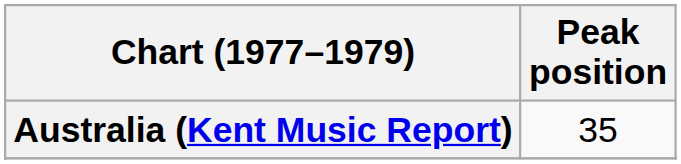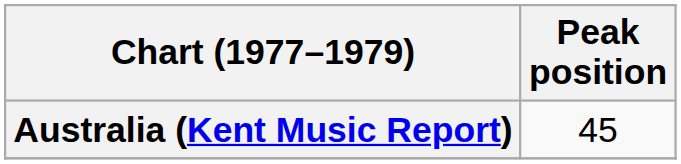(598, 128) 35 -> (598, 128) 45
